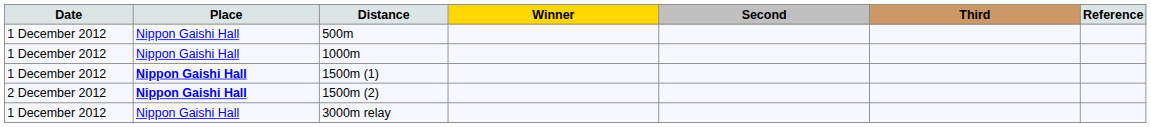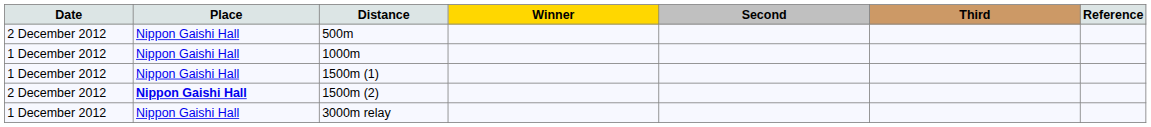(57, 34) 1 December 2012 -> (57, 34) 2 December 2012
(191, 73) bold -> (188, 73) normal
